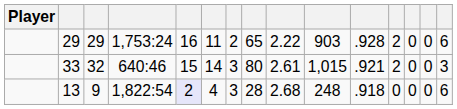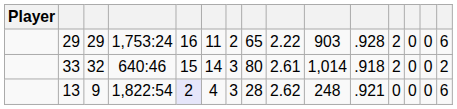(327, 66) 1,015 -> (327, 66) 1,014
(369, 66) .921 -> (369, 66) .918
(444, 66) 3 -> (444, 66) 2
(285, 91) 2.68 -> (285, 91) 2.62
(369, 91) .918 -> (369, 91) .921
